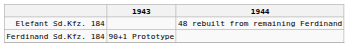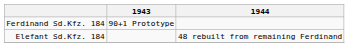rows swapped: (55, 36) <-> (60, 23)
